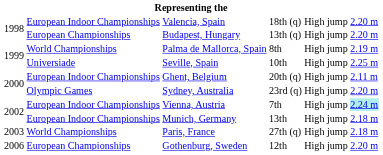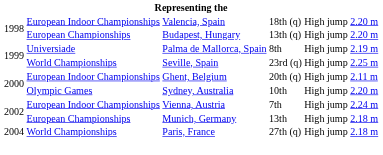(72, 49) World Championships -> (51, 49) Universiade
(51, 63) Universiade -> (72, 63) World Championships
(278, 63) 10th -> (285, 63) 23rd (q)
(285, 90) 23rd (q) -> (278, 90) 10th
(364, 104) paleturquoise background -> (364, 104) no background
(93, 118) European Indoor Championships -> (79, 118) European Championships
(14, 132) 2003 -> (14, 132) 2004
- row: (205, 146)
